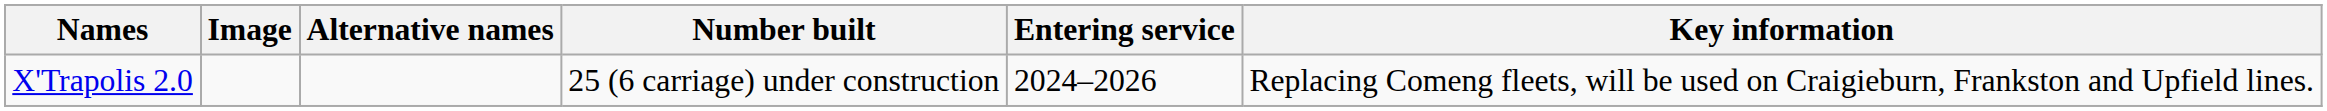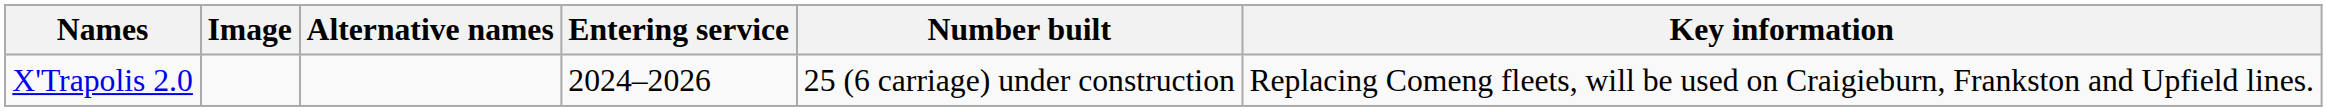columns swapped: (1124, 29) <-> (784, 29)
